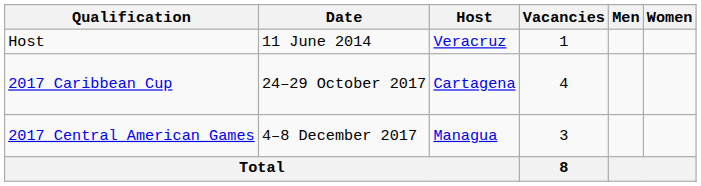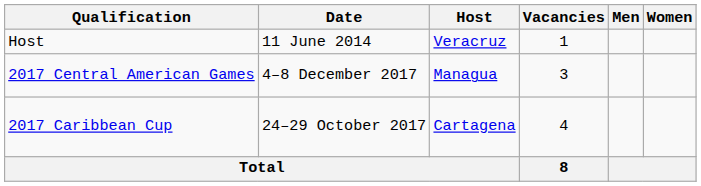rows swapped: (90, 84) <-> (131, 135)
